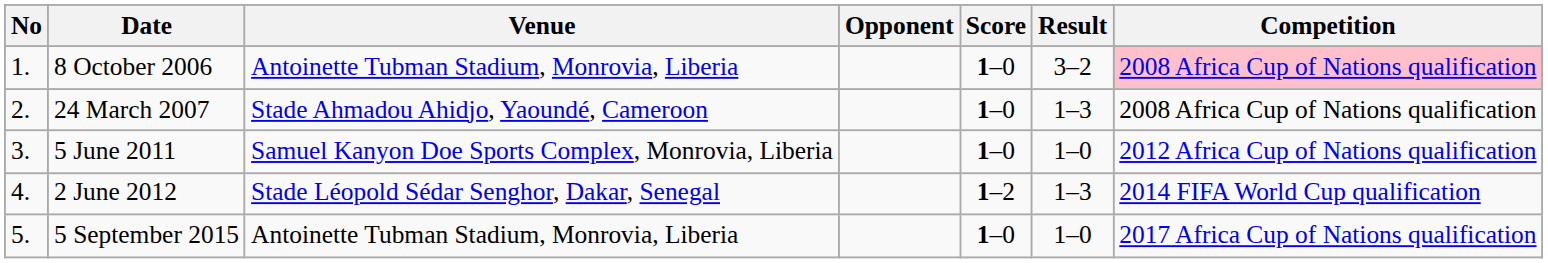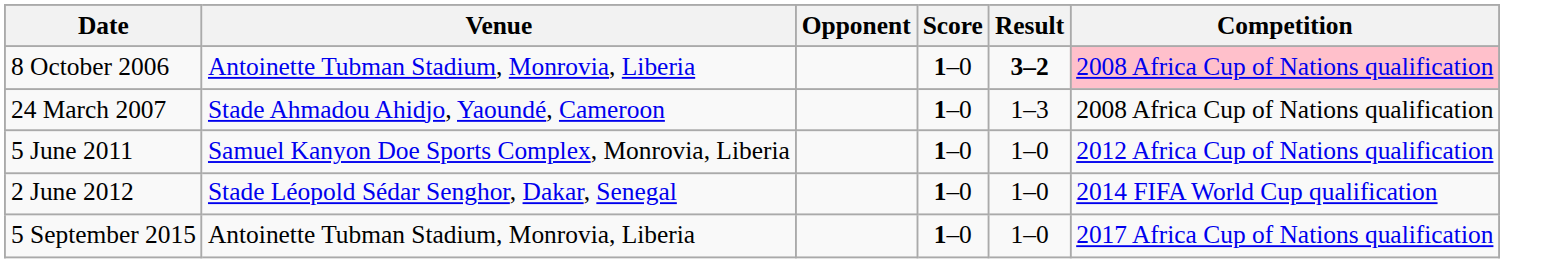- column: (26, 25)
(1073, 67) normal -> (1030, 67) bold
(996, 192) 1–2 -> (953, 192) 1–0
(1073, 192) 1–3 -> (1030, 192) 1–0
